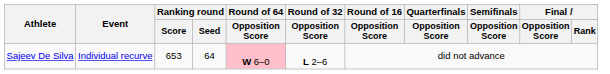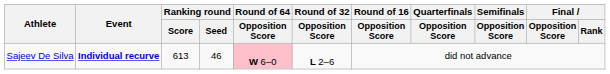(115, 57) normal -> (119, 57) bold
(174, 57) 653 -> (181, 57) 613
(209, 57) 64 -> (216, 57) 46
